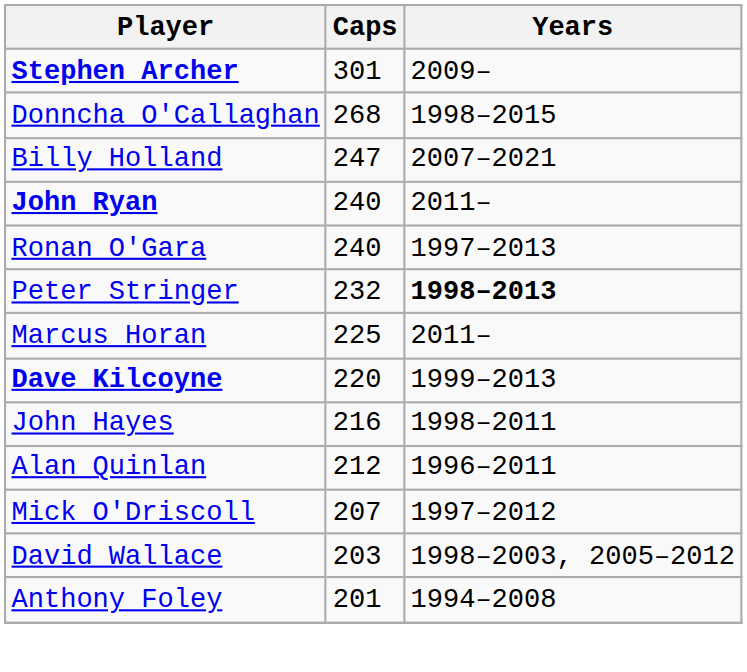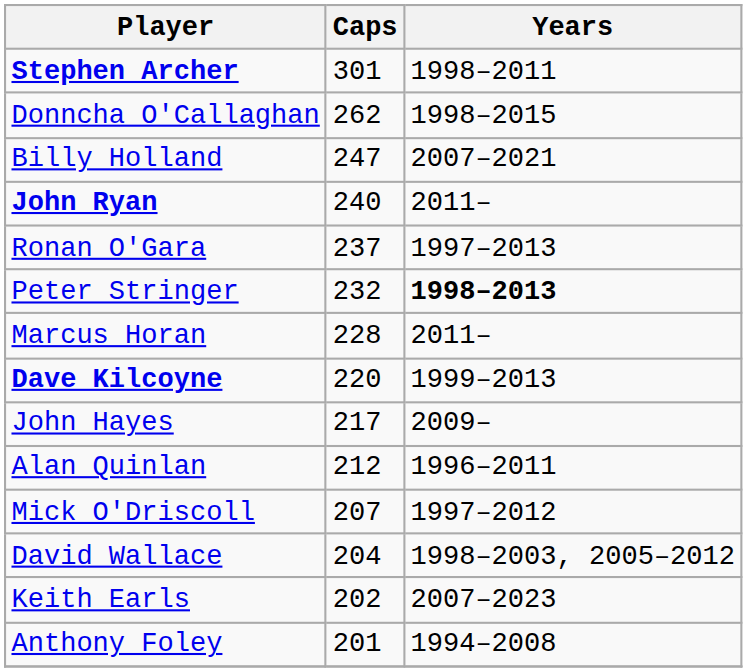(451, 71) 2009– -> (484, 71) 1998–2011
(357, 115) 268 -> (357, 115) 262
(357, 247) 240 -> (357, 247) 237
(357, 336) 225 -> (357, 336) 228
(357, 424) 216 -> (357, 424) 217
(484, 424) 1998–2011 -> (451, 424) 2009–
(357, 556) 203 -> (357, 556) 204
+ row: (101, 600)
